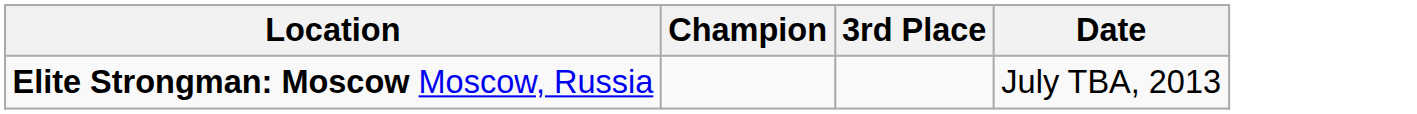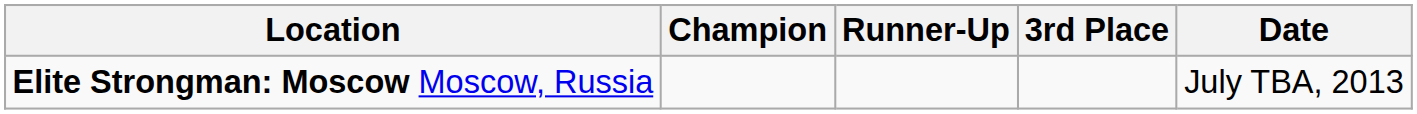+ column: (926, 30)
